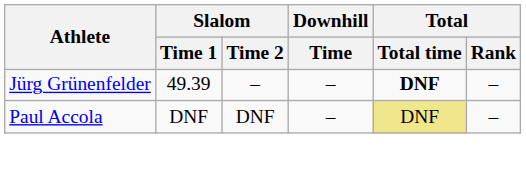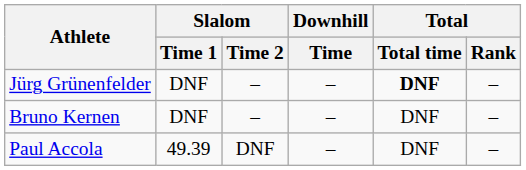(189, 85) 49.39 -> (189, 85) DNF
+ row: (65, 117)
(189, 117) DNF -> (189, 149) 49.39
(420, 117) khaki background -> (420, 149) no background
